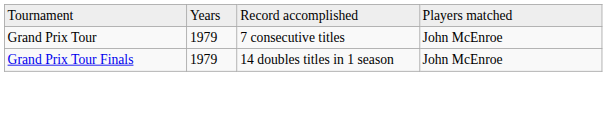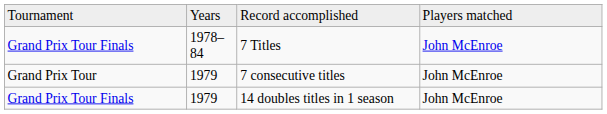+ row: (261, 45)
